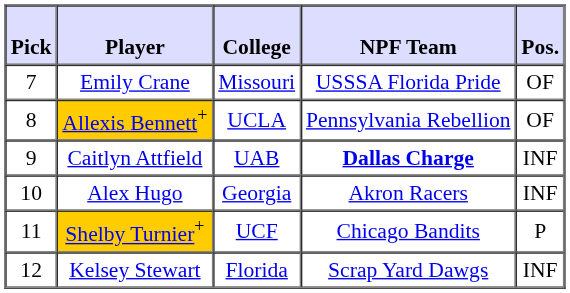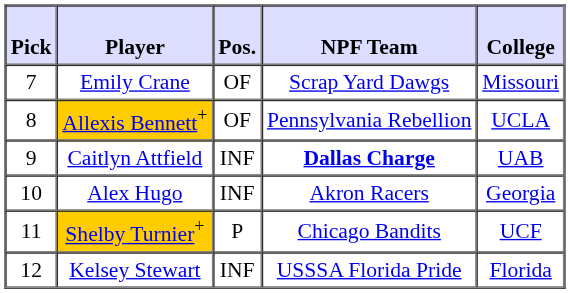columns swapped: (540, 47) <-> (257, 47)
(408, 82) USSSA Florida Pride -> (369, 82) Scrap Yard Dawgs
(408, 269) Scrap Yard Dawgs -> (369, 269) USSSA Florida Pride
